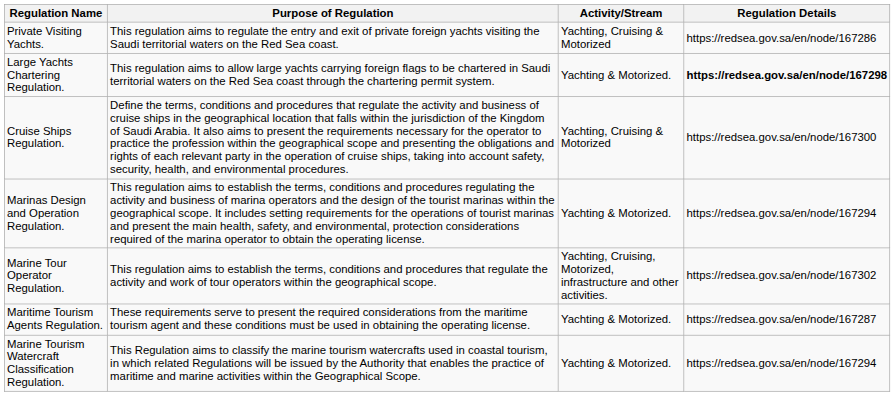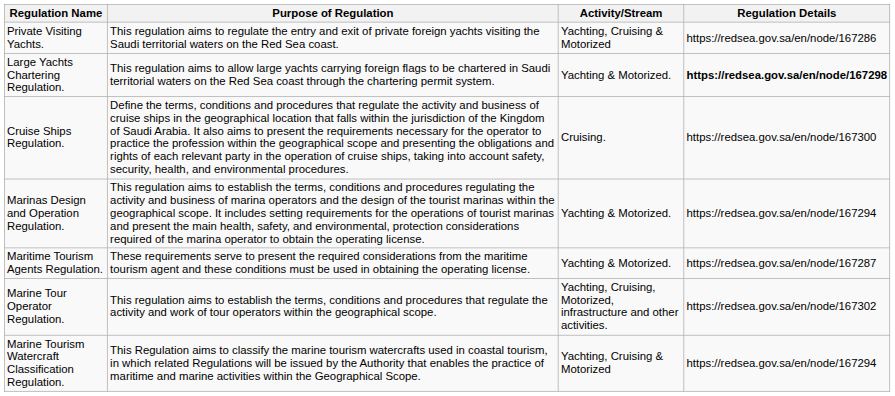(612, 137) Yachting, Cruising & Motorized -> (583, 137) Cruising.
rows swapped: (55, 319) <-> (37, 276)
(616, 363) Yachting & Motorized. -> (612, 363) Yachting, Cruising & Motorized
